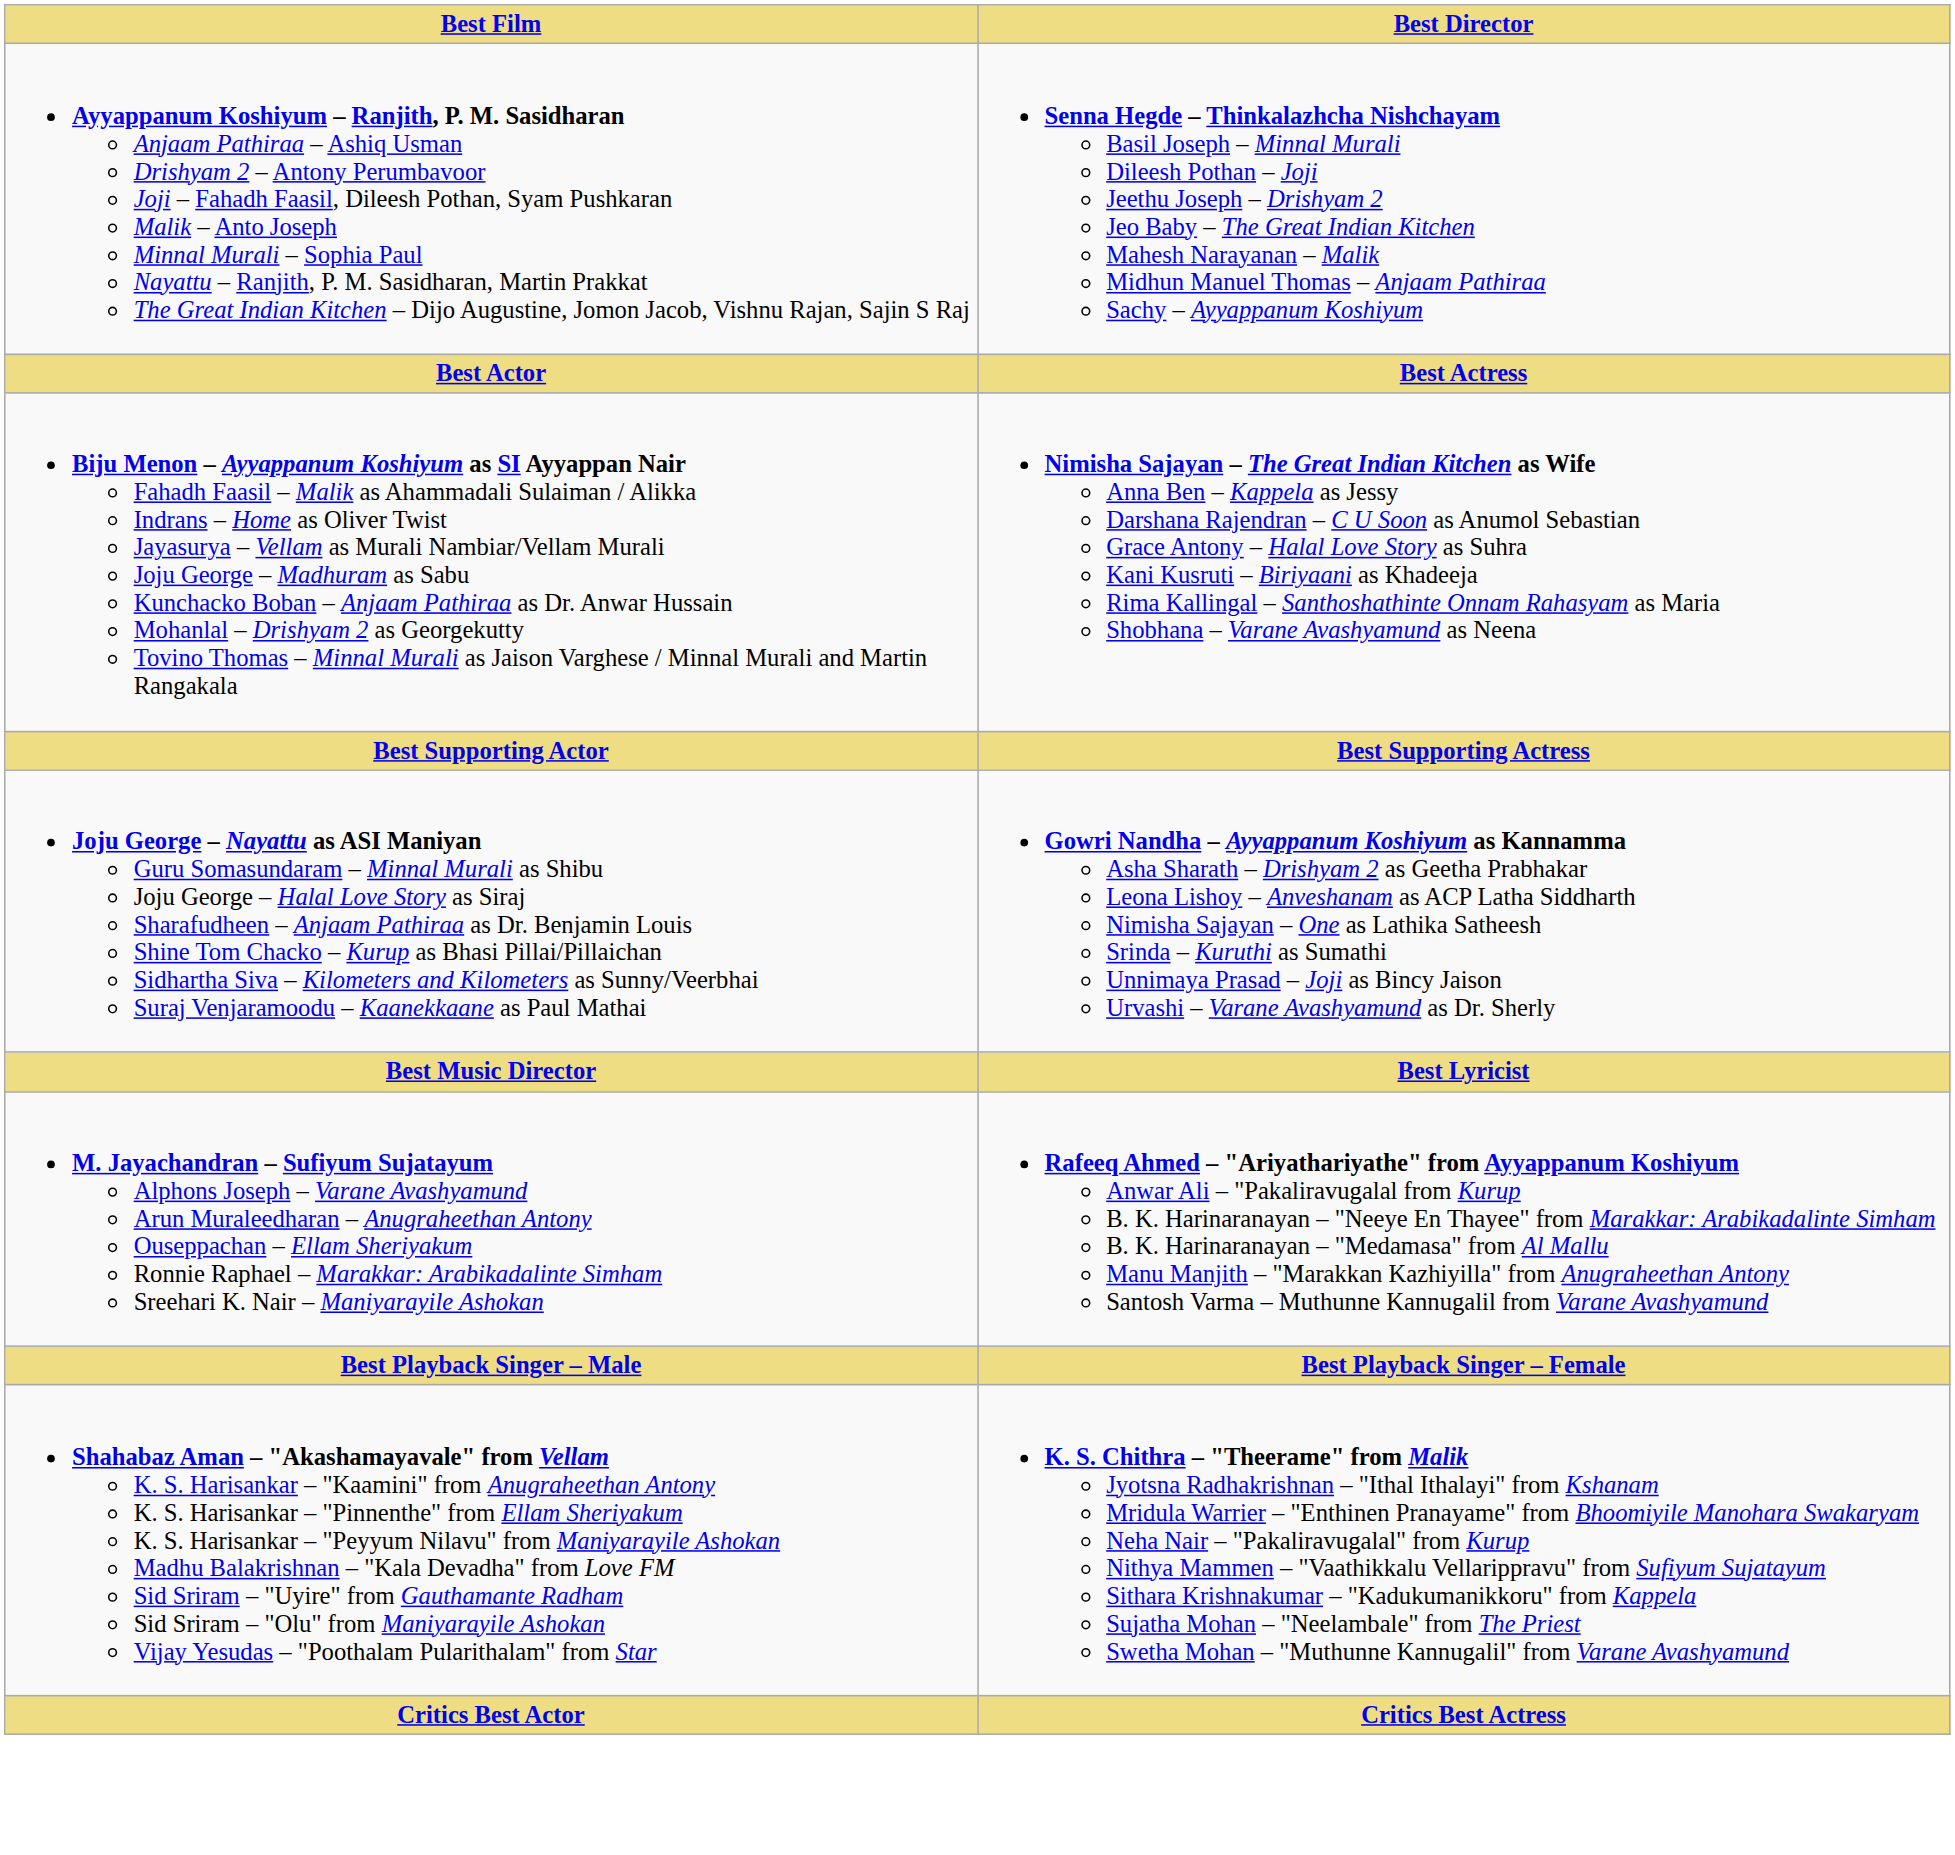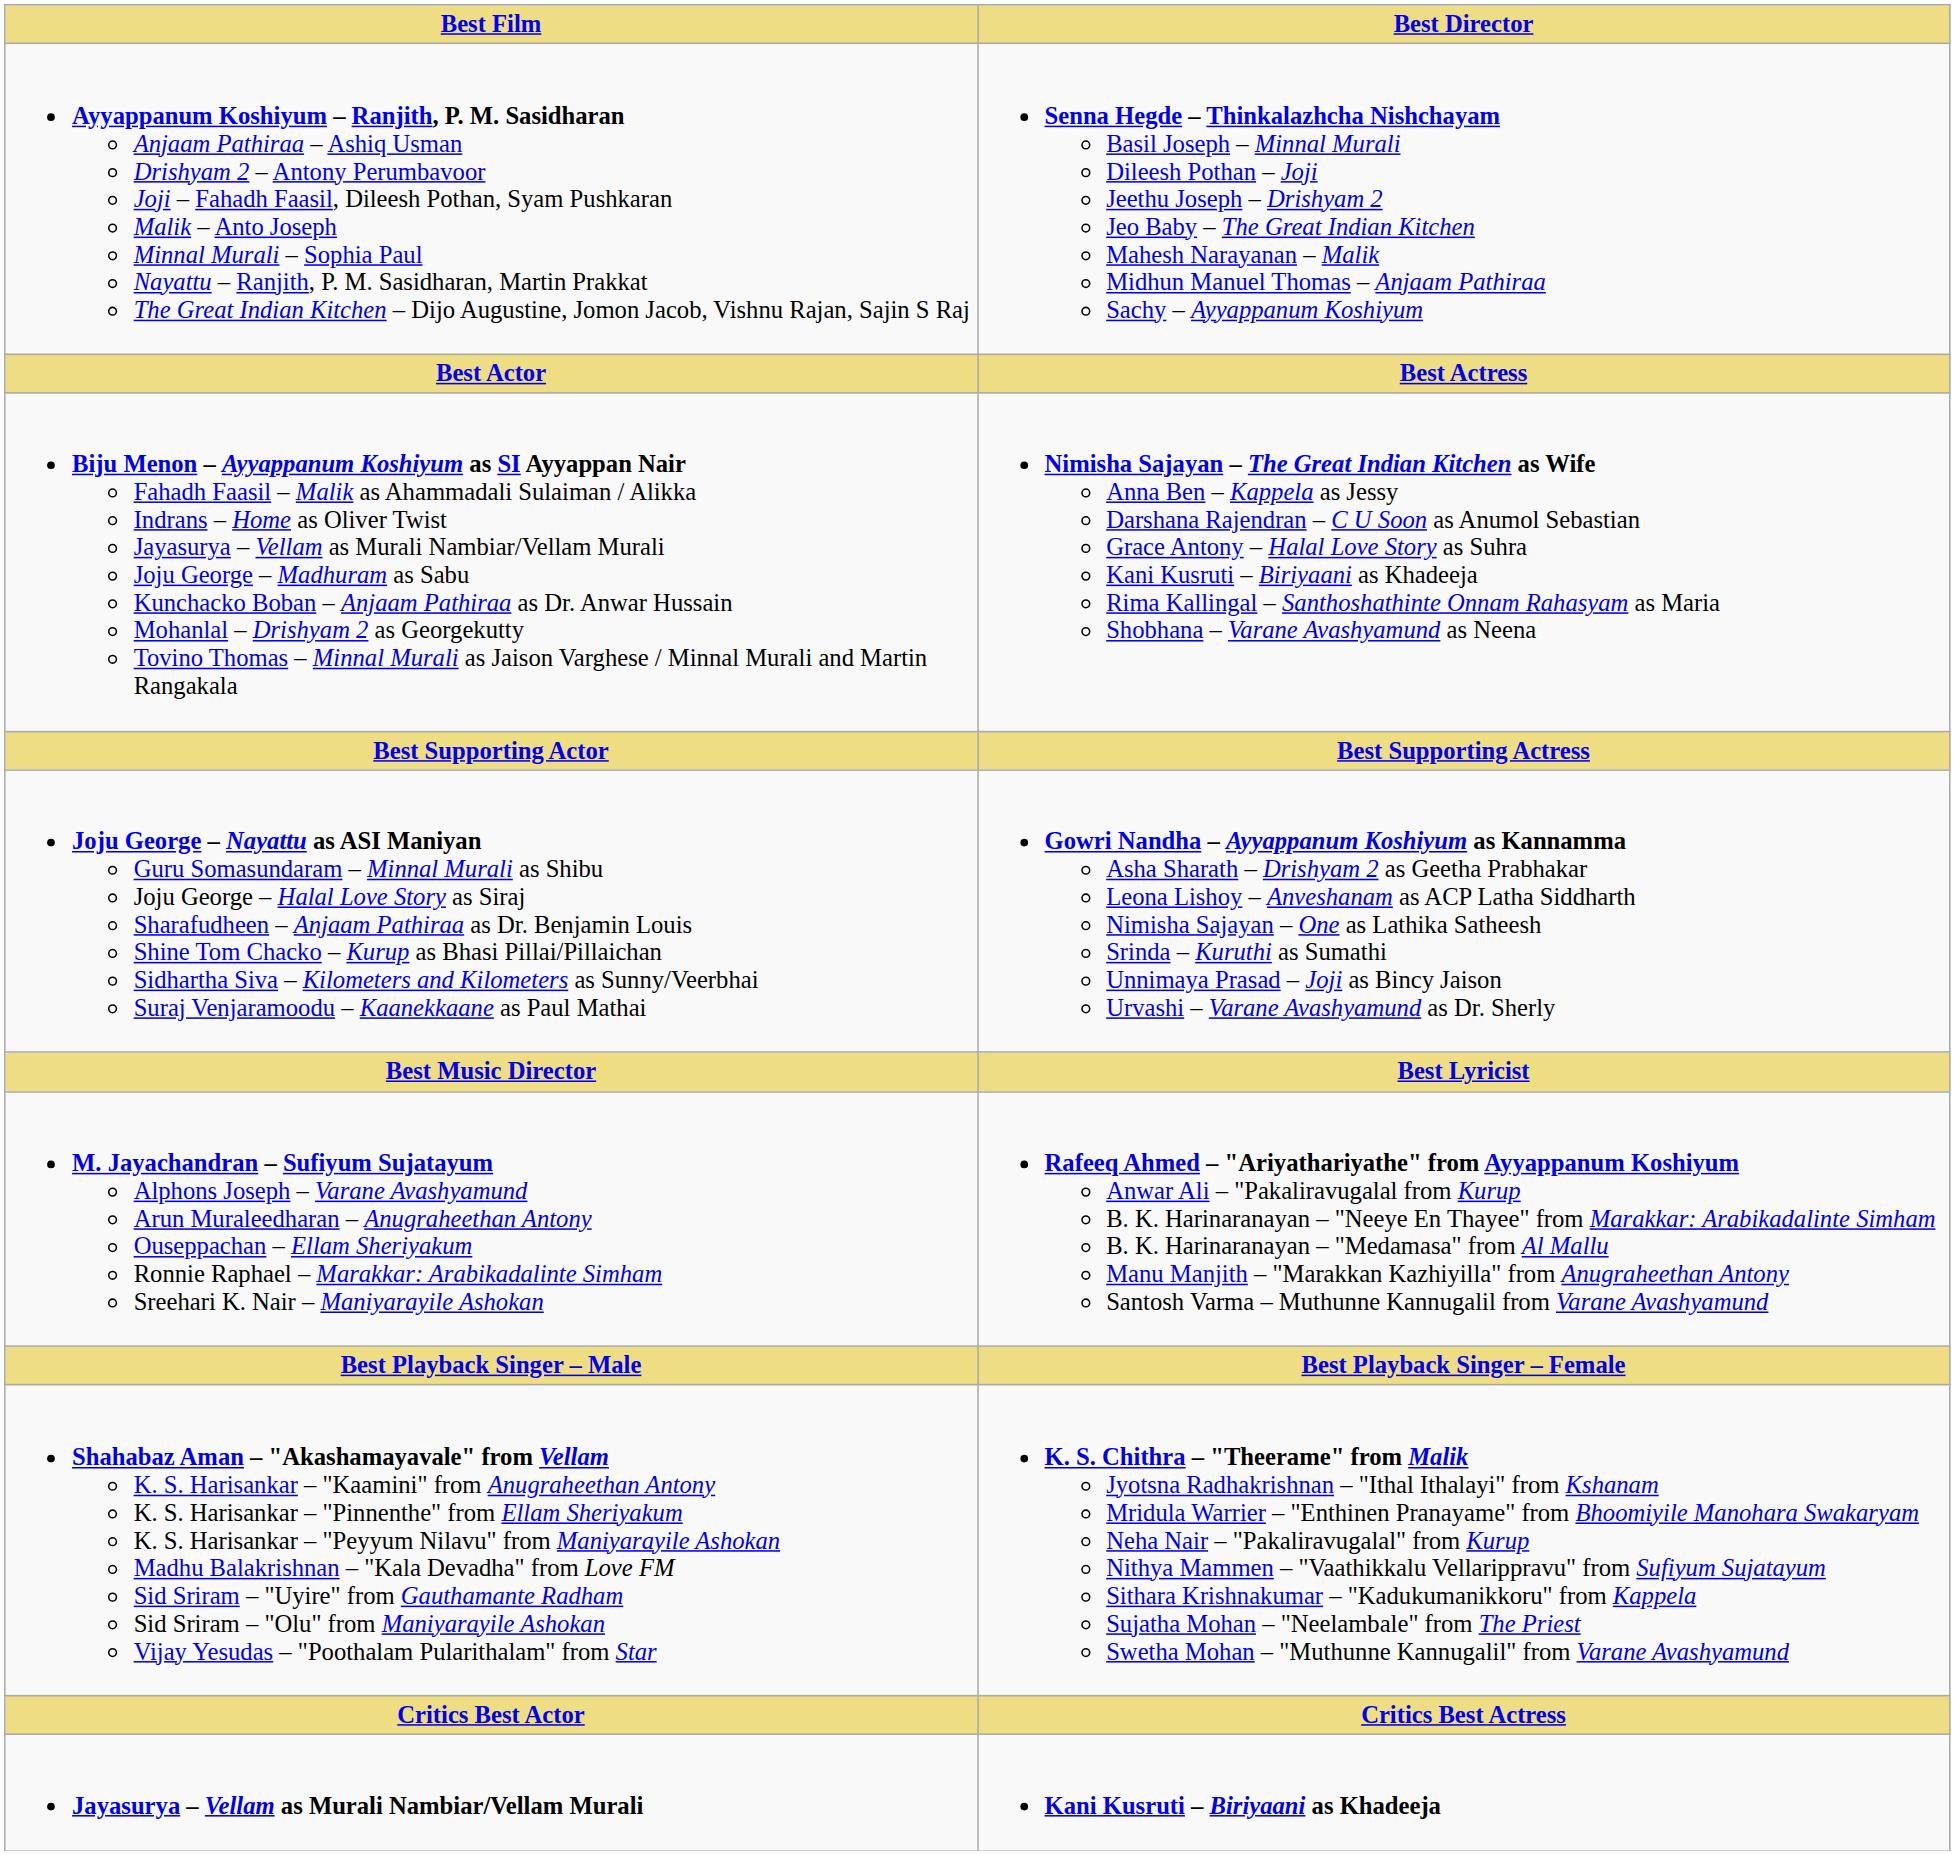+ row: (491, 1806)
